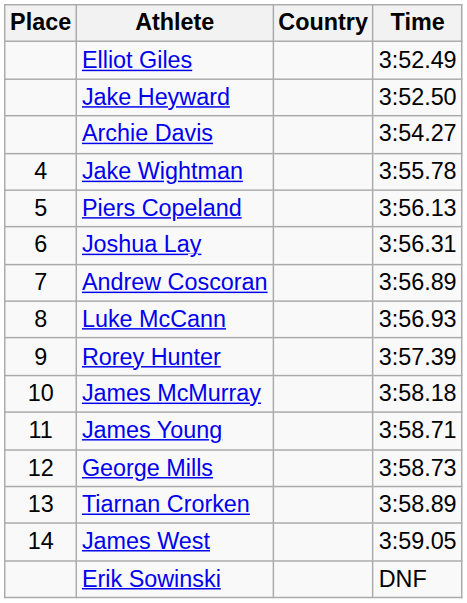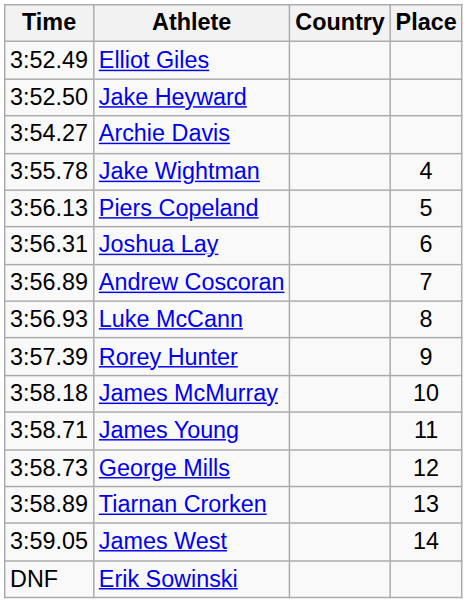columns swapped: (41, 23) <-> (418, 23)
